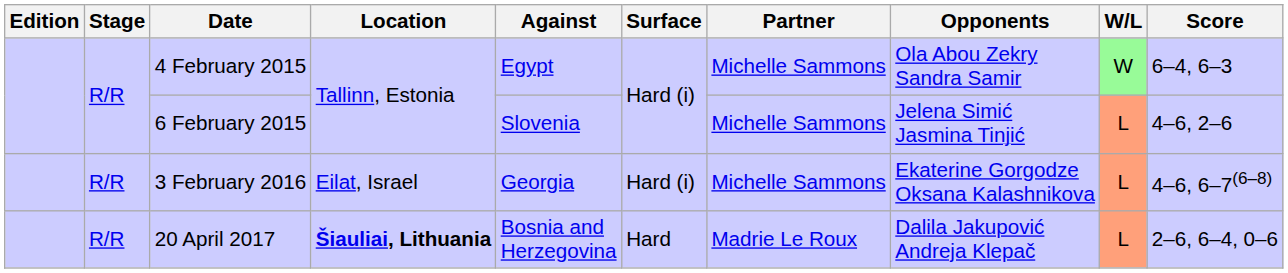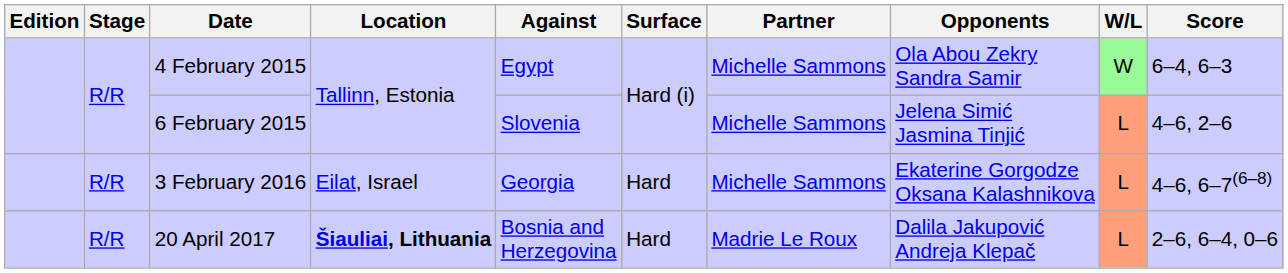(661, 181) Hard (i) -> (648, 181) Hard
